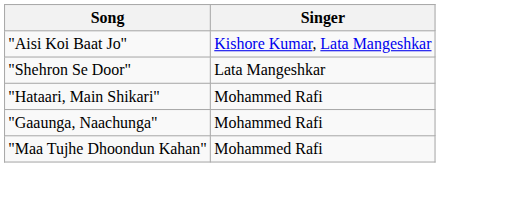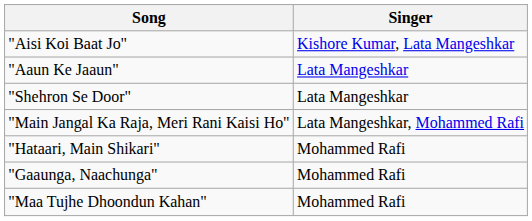+ row: (63, 70)
+ row: (149, 123)
